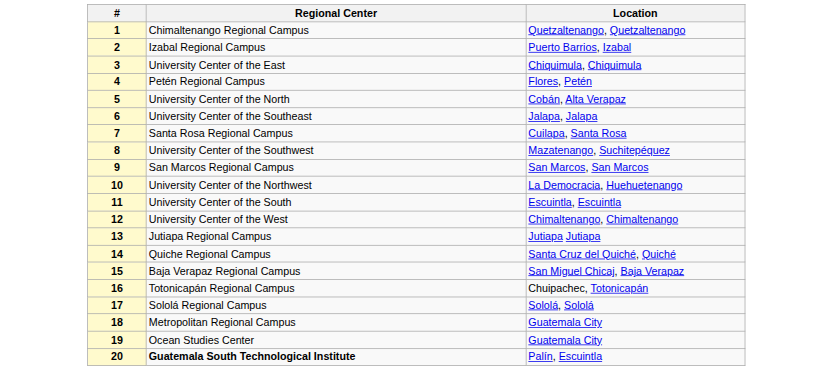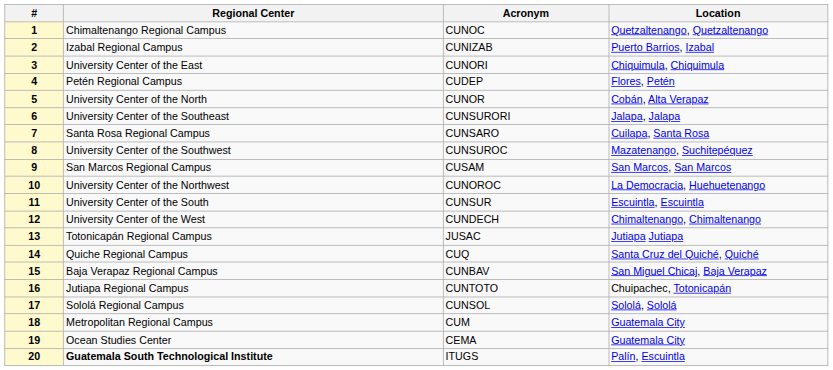+ column: (526, 13)
(210, 237) Jutiapa Regional Campus -> (139, 237) Totonicapán Regional Campus
(222, 288) Totonicapán Regional Campus -> (127, 288) Jutiapa Regional Campus
